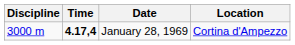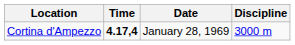columns swapped: (33, 13) <-> (240, 13)
